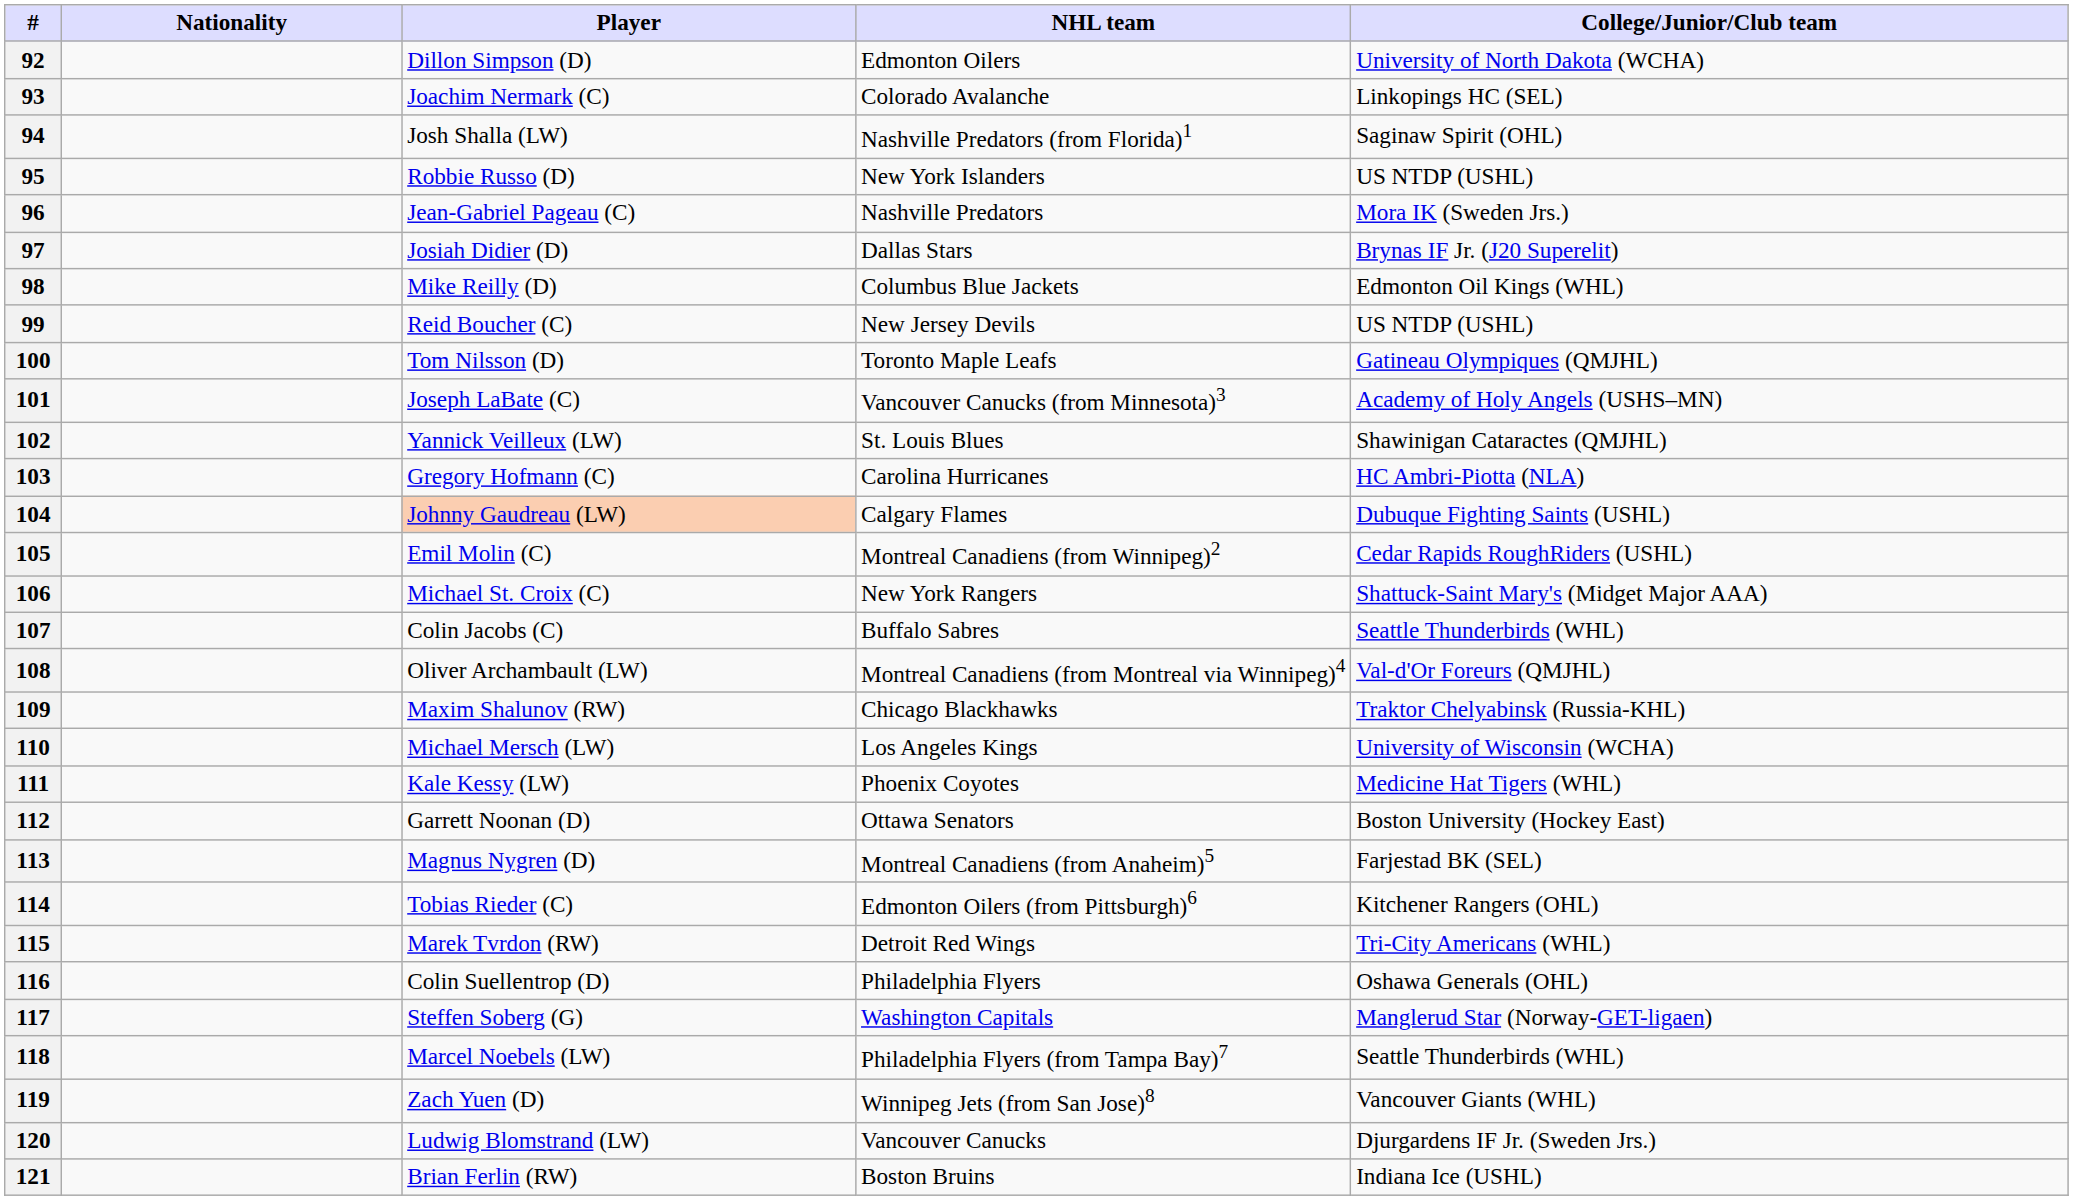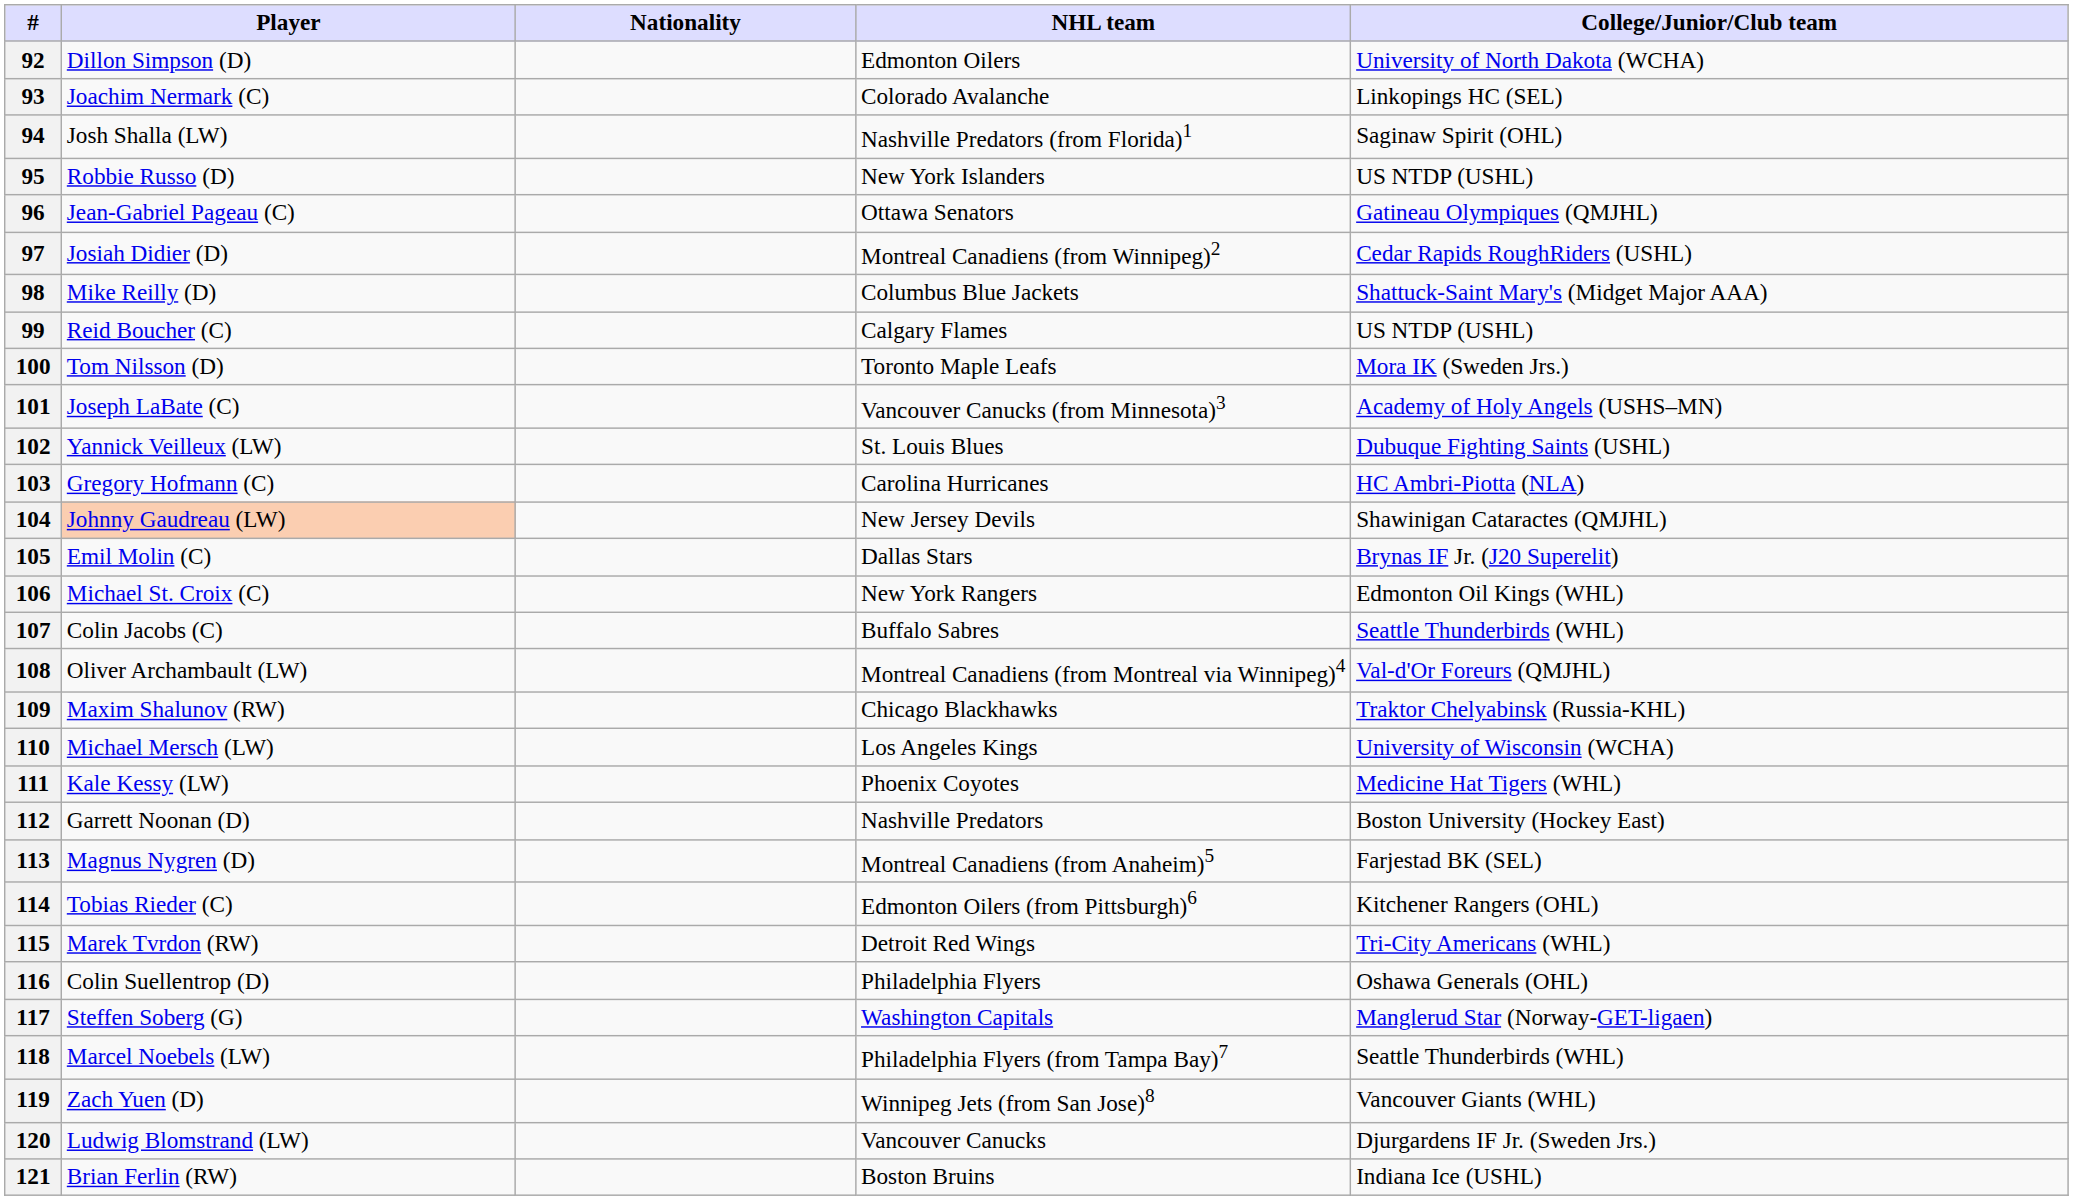columns swapped: (629, 22) <-> (232, 22)
(952, 213) Nashville Predators -> (937, 213) Ottawa Senators
(1462, 213) Mora IK (Sweden Jrs.) -> (1507, 213) Gatineau Olympiques (QMJHL)
(917, 249) Dallas Stars -> (1041, 253) Montreal Canadiens (from Winnipeg)2
(1487, 249) Brynas IF Jr. (J20 Superelit) -> (1524, 253) Cedar Rapids RoughRiders (USHL)
(1490, 286) Edmonton Oil Kings (WHL) -> (1562, 293) Shattuck-Saint Mary's (Midget Major AAA)
(948, 323) New Jersey Devils -> (934, 329) Calgary Flames
(1507, 360) Gatineau Olympiques (QMJHL) -> (1462, 366) Mora IK (Sweden Jrs.)
(1511, 440) Shawinigan Cataractes (QMJHL) -> (1513, 446) Dubuque Fighting Saints (USHL)
(934, 513) Calgary Flames -> (948, 520) New Jersey Devils
(1513, 513) Dubuque Fighting Saints (USHL) -> (1511, 520) Shawinigan Cataractes (QMJHL)
(1041, 553) Montreal Canadiens (from Winnipeg)2 -> (917, 556) Dallas Stars
(1524, 553) Cedar Rapids RoughRiders (USHL) -> (1487, 556) Brynas IF Jr. (J20 Superelit)
(1562, 593) Shattuck-Saint Mary's (Midget Major AAA) -> (1490, 593) Edmonton Oil Kings (WHL)
(937, 820) Ottawa Senators -> (952, 820) Nashville Predators
